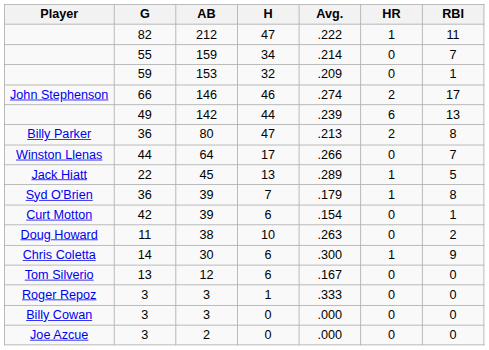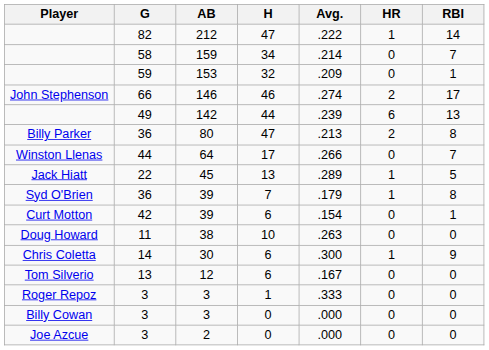(453, 34) 11 -> (453, 34) 14
(145, 54) 55 -> (145, 54) 58
(453, 235) 2 -> (453, 235) 0
